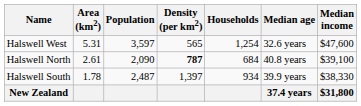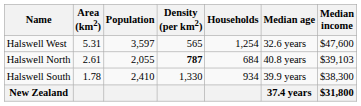(143, 60) 2,090 -> (143, 60) 2,055
(337, 60) $39,100 -> (337, 60) $39,103
(143, 76) 2,487 -> (143, 76) 2,410
(191, 76) 1,397 -> (191, 76) 1,330
(337, 76) $38,330 -> (337, 76) $38,300
